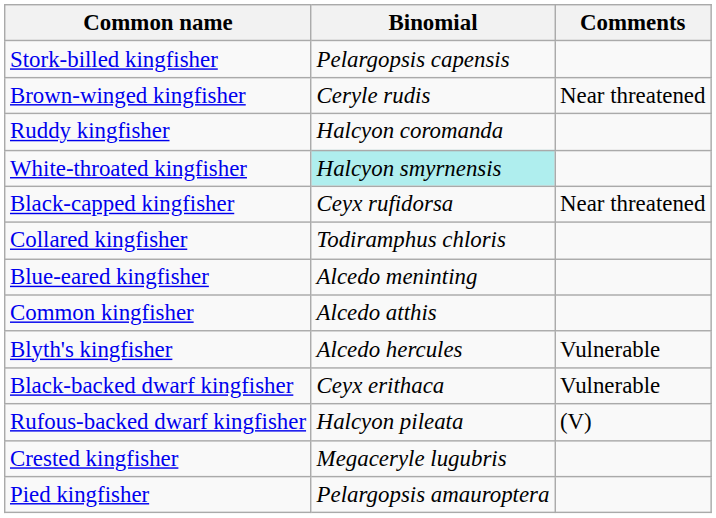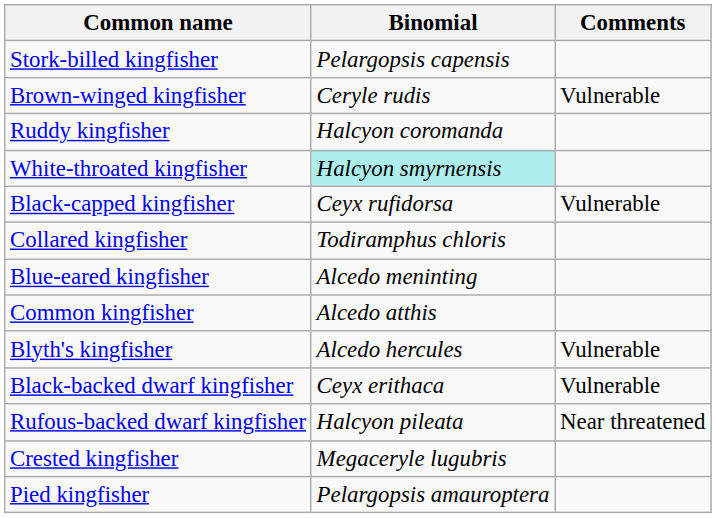(633, 95) Near threatened -> (610, 95) Vulnerable
(633, 204) Near threatened -> (610, 204) Vulnerable
(576, 421) (V) -> (633, 421) Near threatened
